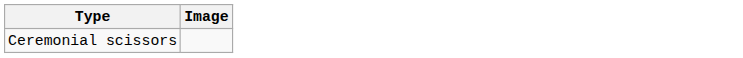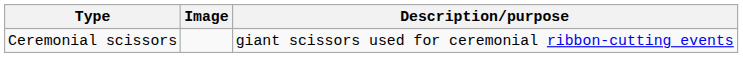+ column: (485, 17)
